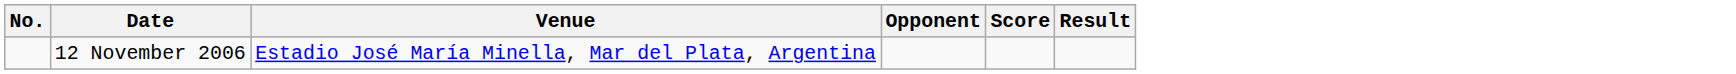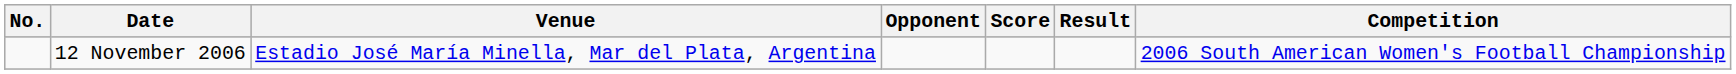+ column: (1433, 21)
